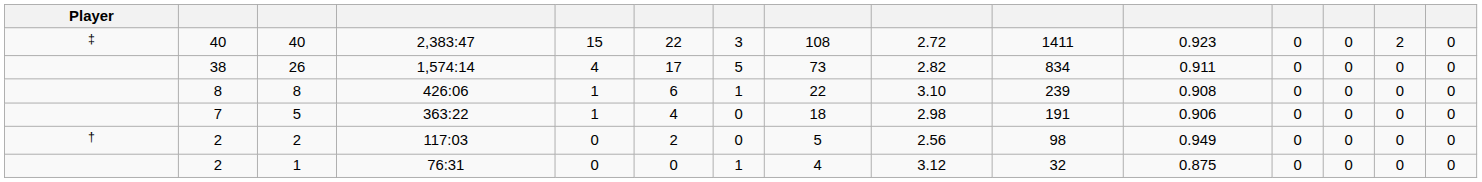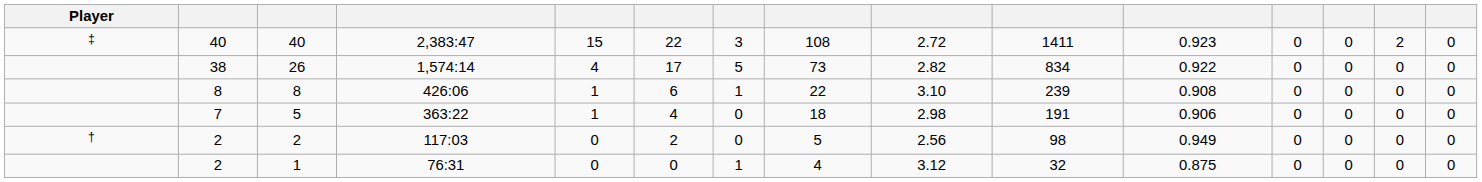(1198, 67) 0.911 -> (1198, 67) 0.922
